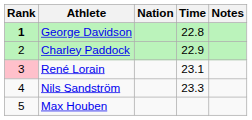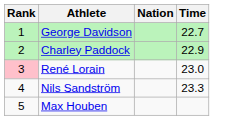- column: (228, 13)
(21, 32) bold -> (21, 32) normal
(193, 32) 22.8 -> (193, 32) 22.7
(193, 69) 23.1 -> (193, 69) 23.0
